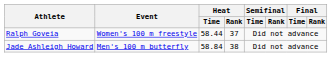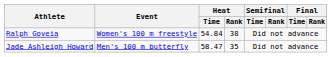(212, 34) 58.44 -> (212, 34) 54.84
(234, 34) 37 -> (234, 34) 38
(212, 46) 58.84 -> (212, 46) 58.47
(234, 46) 38 -> (234, 46) 35
